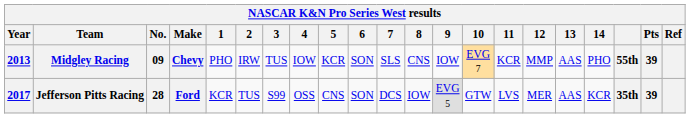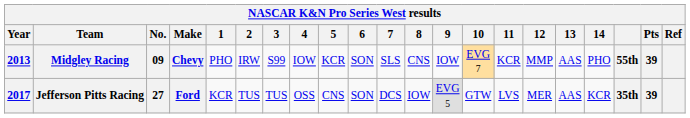(276, 61) TUS -> (276, 61) S99
(158, 95) 28 -> (158, 95) 27
(276, 95) S99 -> (276, 95) TUS
